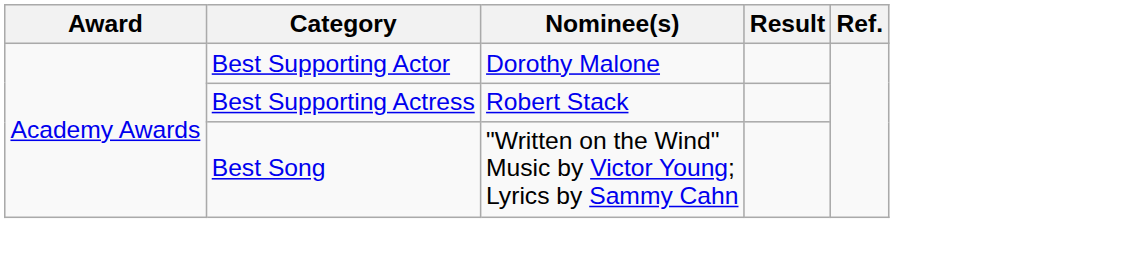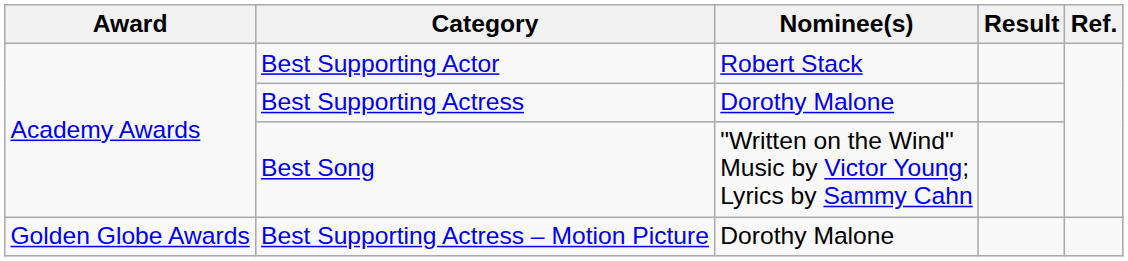(573, 63) Dorothy Malone -> (791, 63) Robert Stack
(557, 102) Robert Stack -> (807, 102) Dorothy Malone
+ row: (485, 235)
